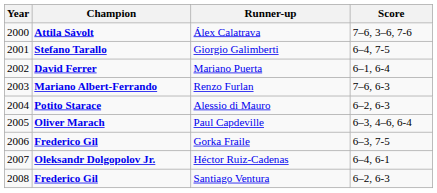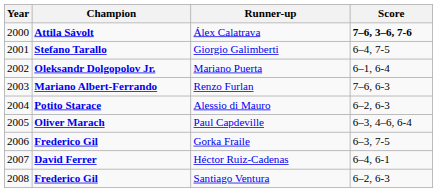(382, 32) normal -> (382, 32) bold
(65, 68) David Ferrer -> (95, 68) Oleksandr Dolgopolov Jr.
(95, 160) Oleksandr Dolgopolov Jr. -> (65, 160) David Ferrer
